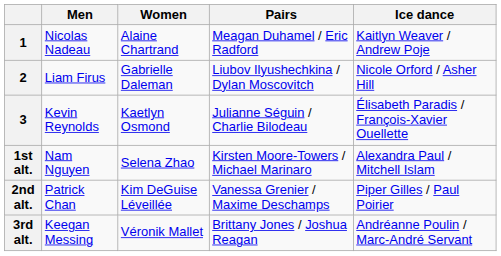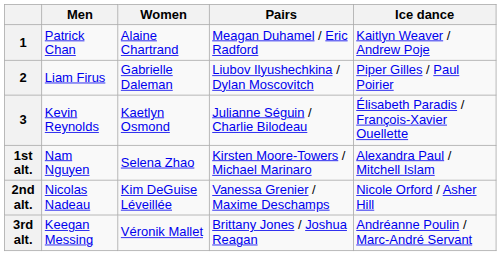(68, 42) Nicolas Nadeau -> (65, 42) Patrick Chan
(416, 77) Nicole Orford / Asher Hill -> (408, 77) Piper Gilles / Paul Poirier
(65, 197) Patrick Chan -> (68, 197) Nicolas Nadeau
(408, 197) Piper Gilles / Paul Poirier -> (416, 197) Nicole Orford / Asher Hill
